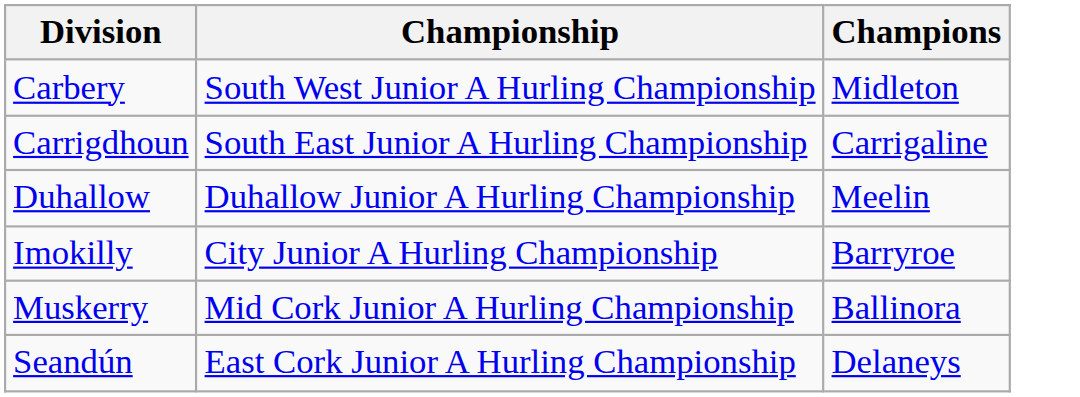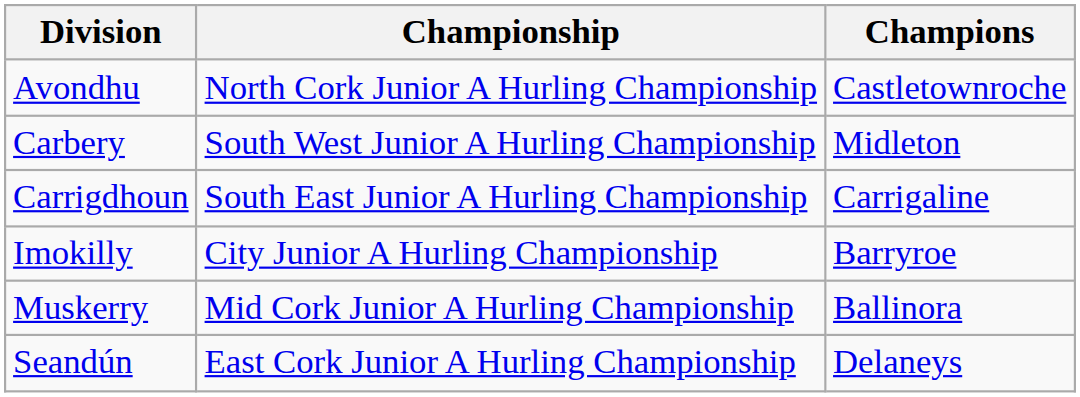+ row: (76, 87)
- row: (82, 197)
